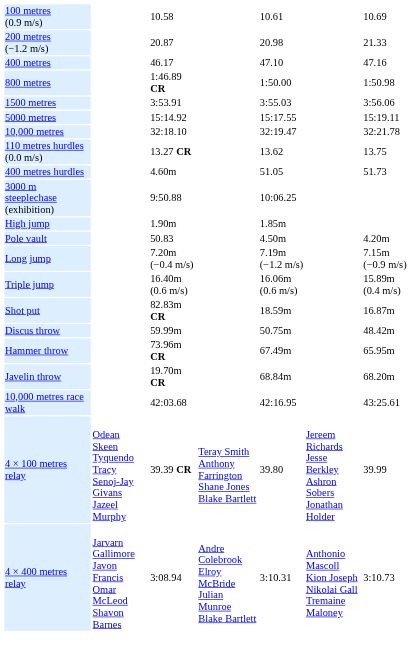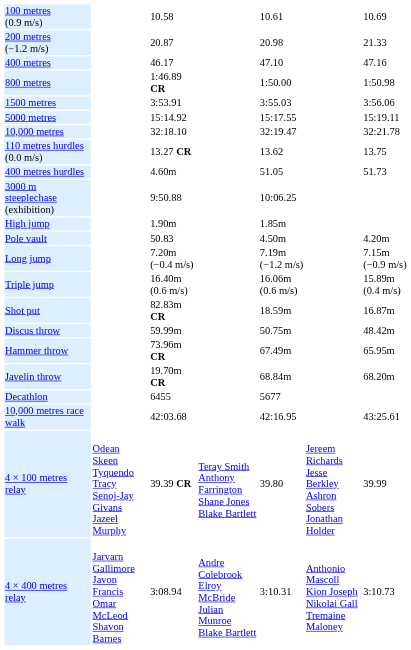+ row: (26, 397)
